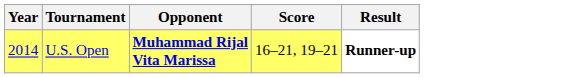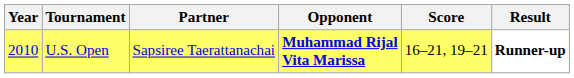+ column: (204, 17)
(23, 51) 2014 -> (23, 51) 2010
